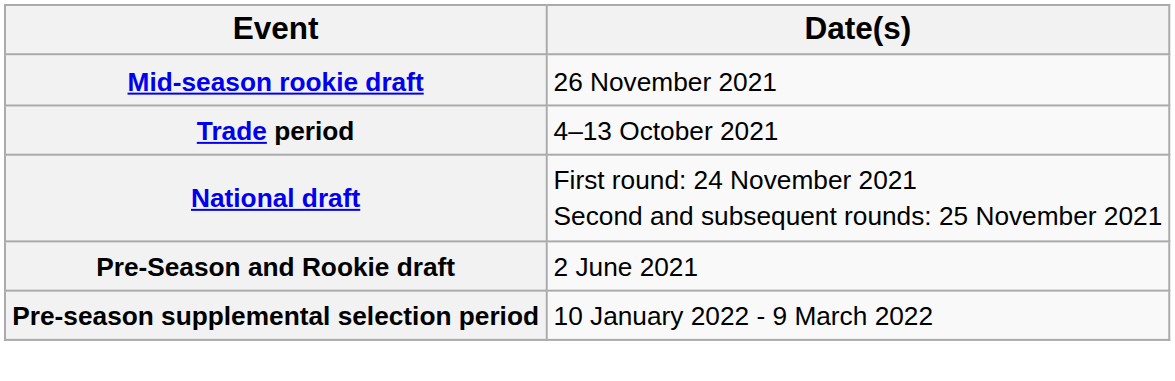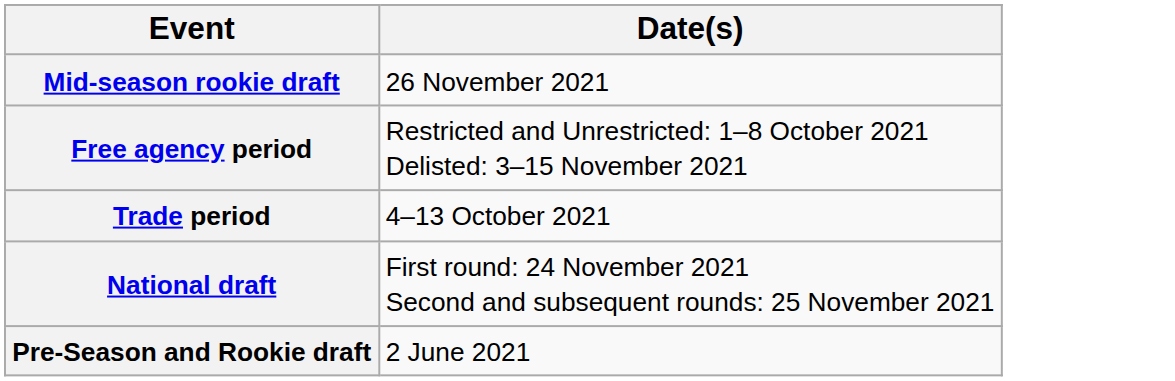+ row: (192, 149)
- row: (276, 316)
